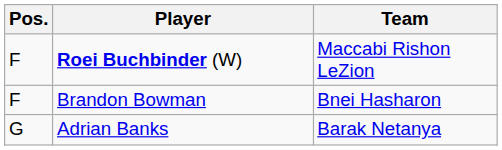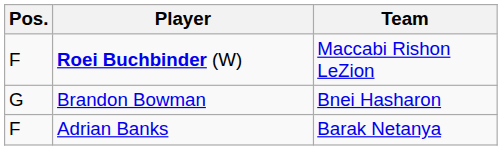(15, 99) F -> (16, 99) G
(16, 129) G -> (15, 129) F
